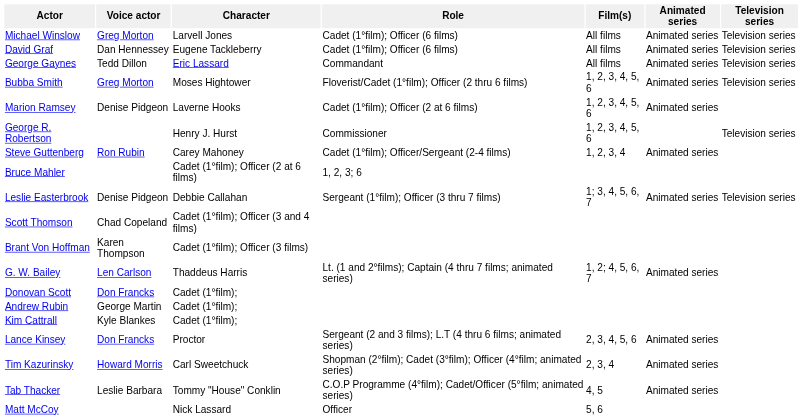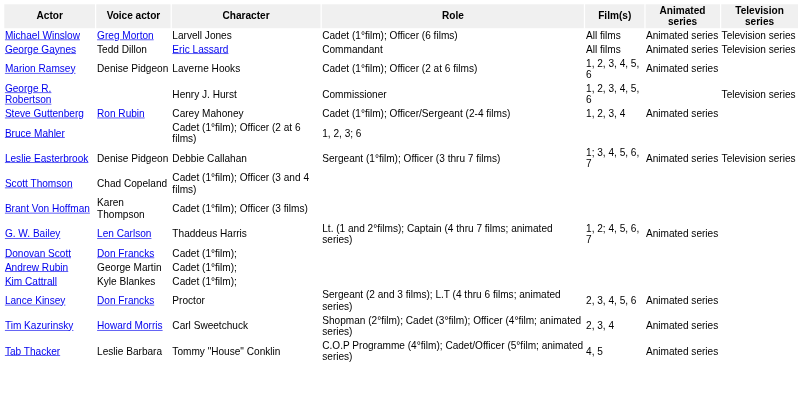- row: (29, 49)
- row: (34, 83)
- row: (32, 410)
